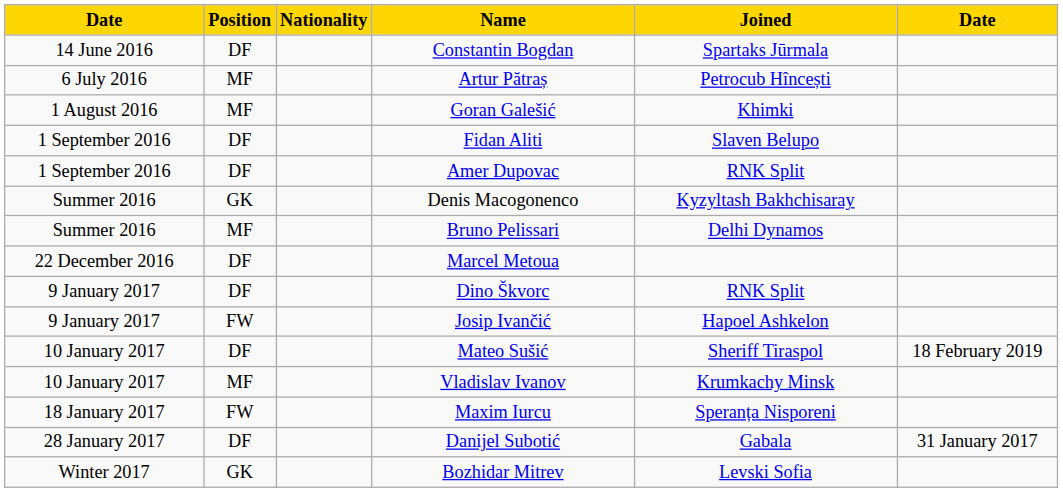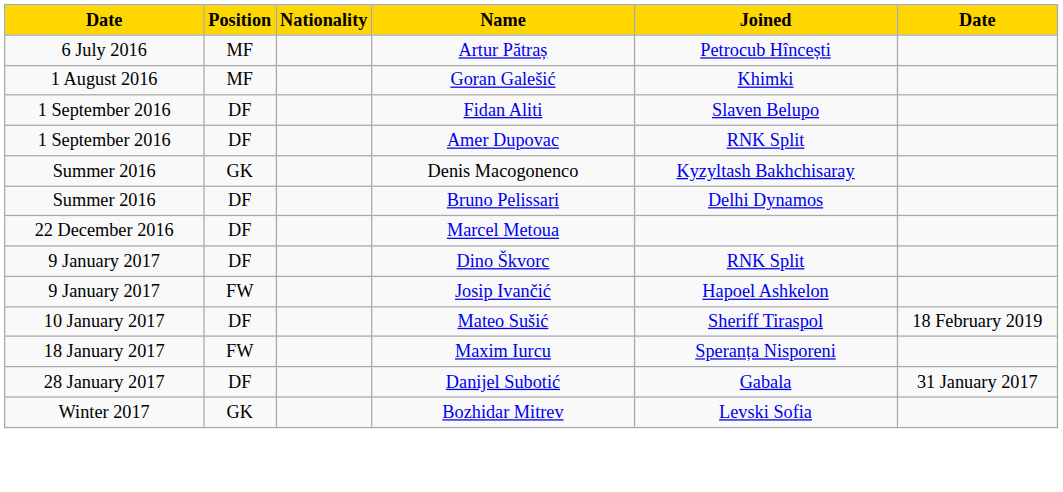- row: (503, 50)
(240, 231) MF -> (240, 200) DF
- row: (503, 381)
